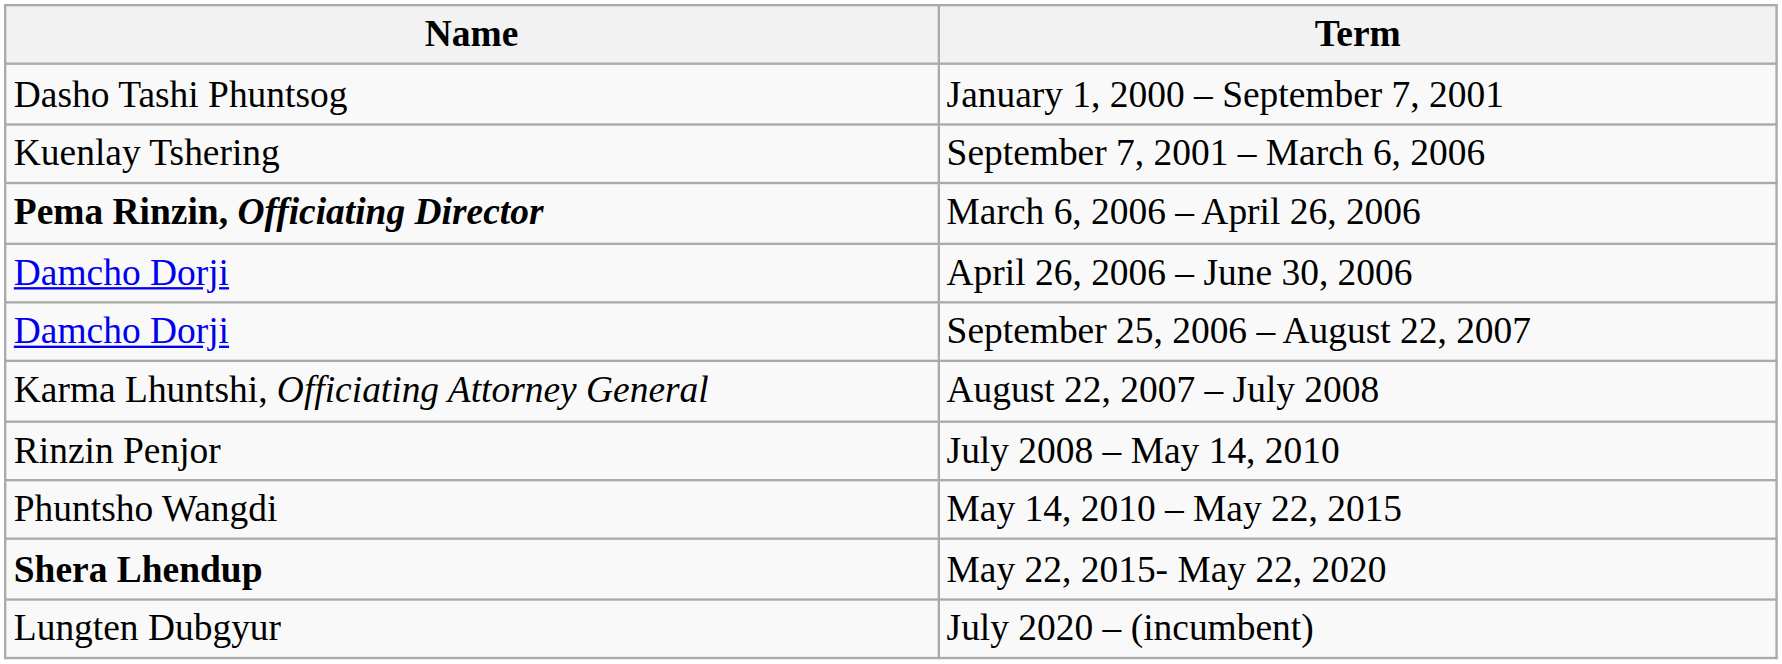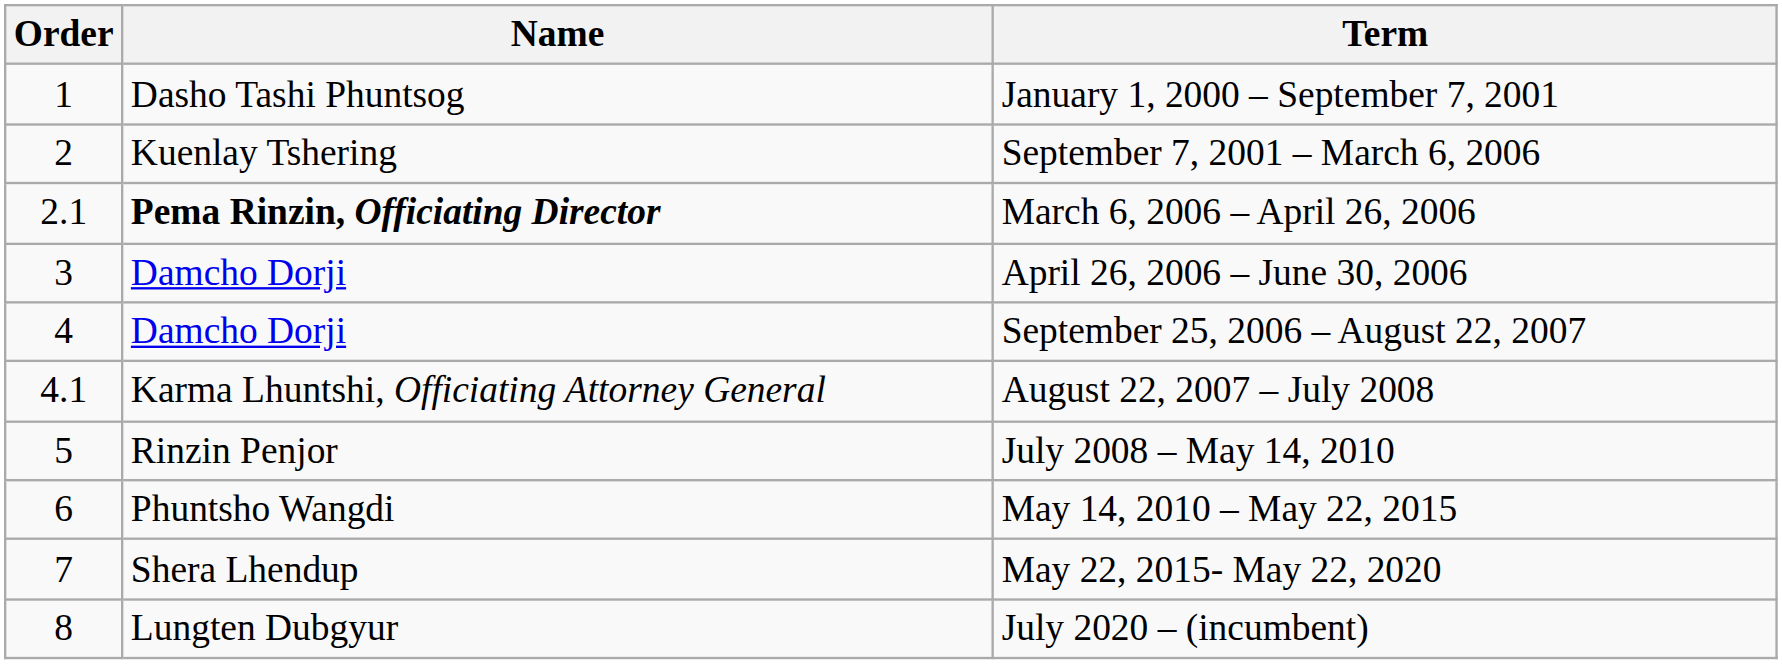+ column: (64, 34)
(138, 568) bold -> (245, 568) normal
